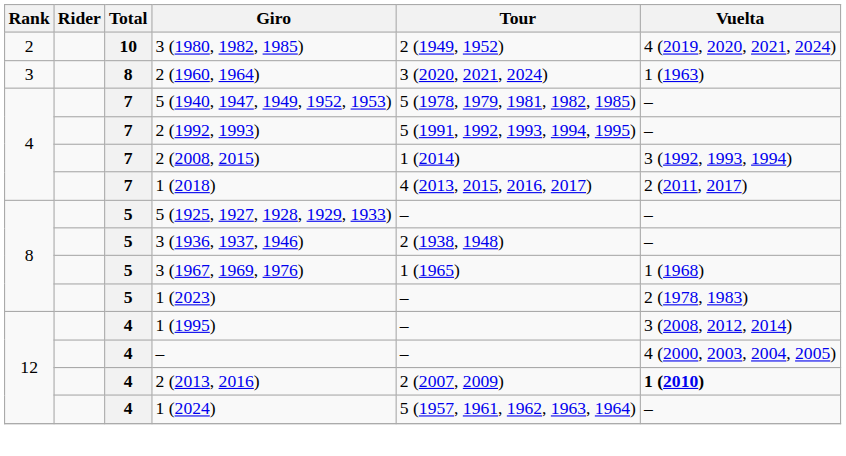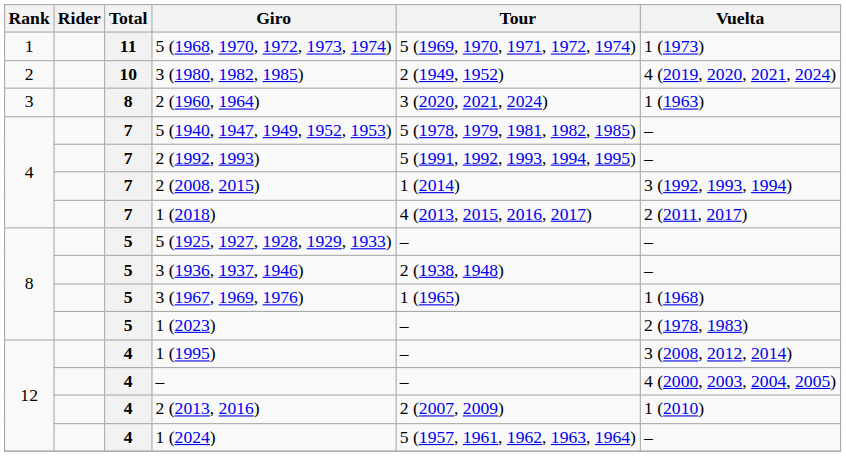+ row: (274, 46)
(674, 381) bold -> (674, 409) normal
